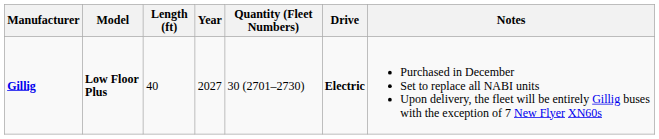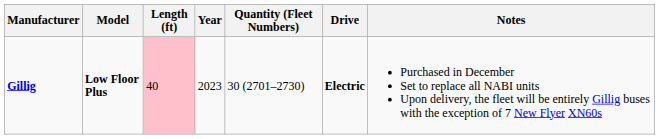(152, 85) no background -> (152, 85) pink background
(210, 85) 2027 -> (210, 85) 2023
